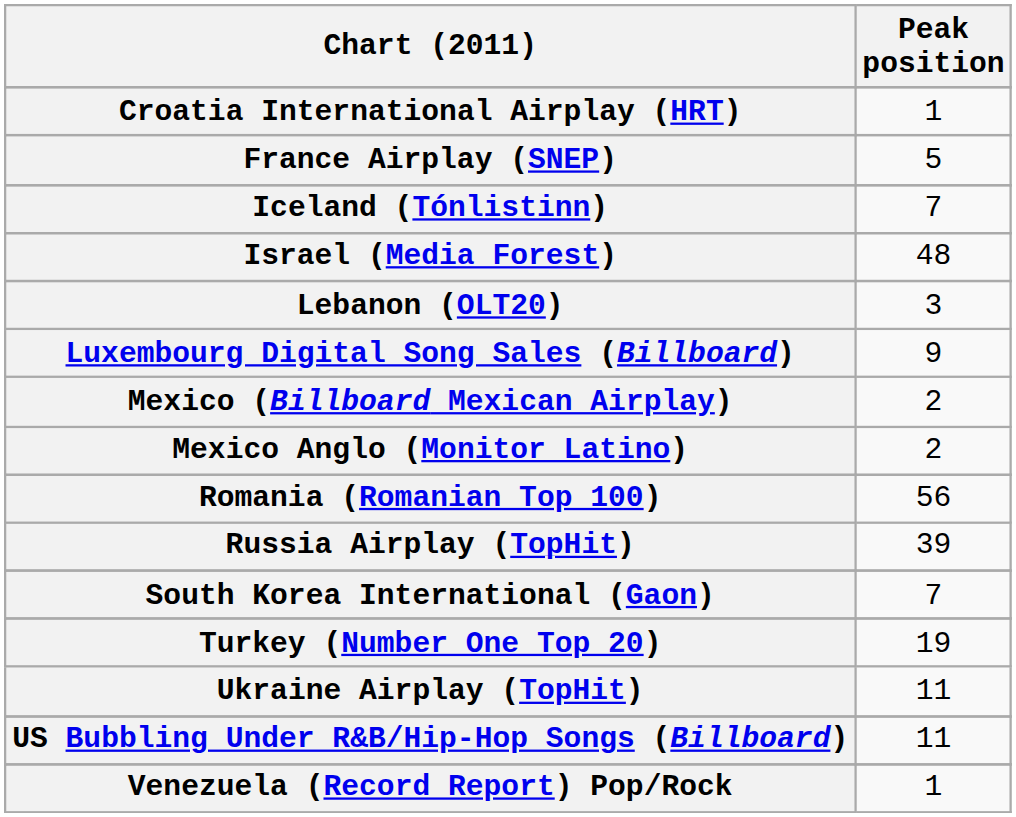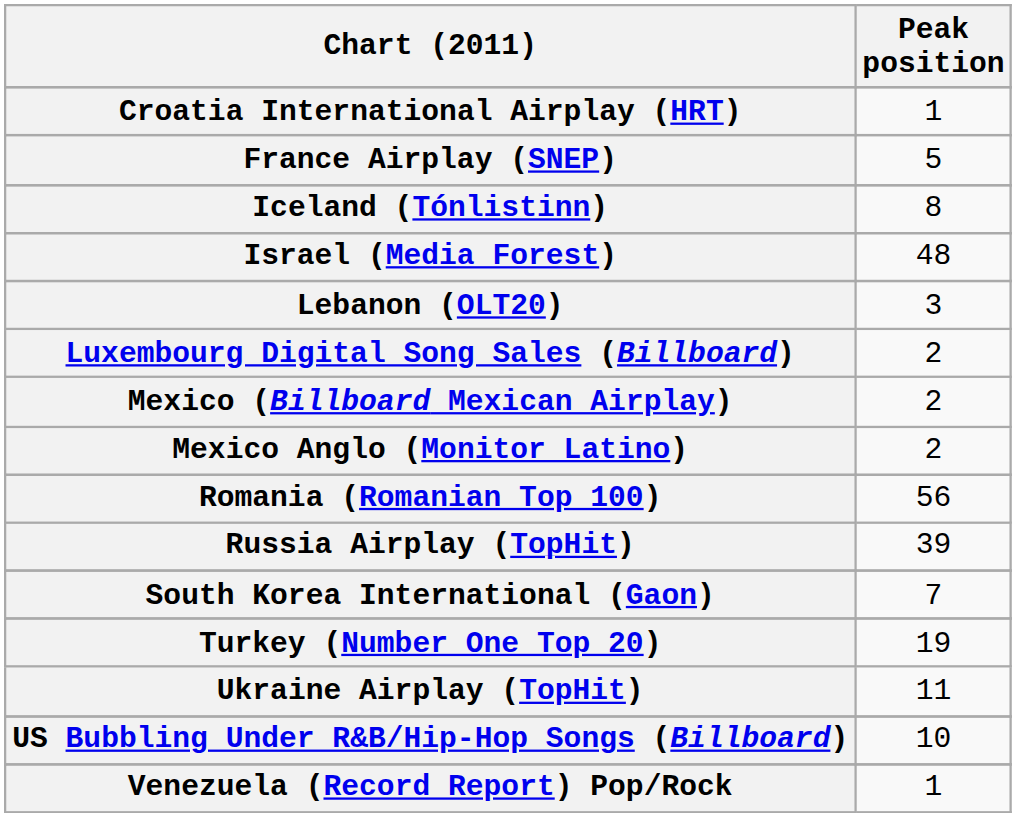(933, 208) 7 -> (933, 208) 8
(933, 353) 9 -> (933, 353) 2
(934, 740) 11 -> (934, 740) 10
